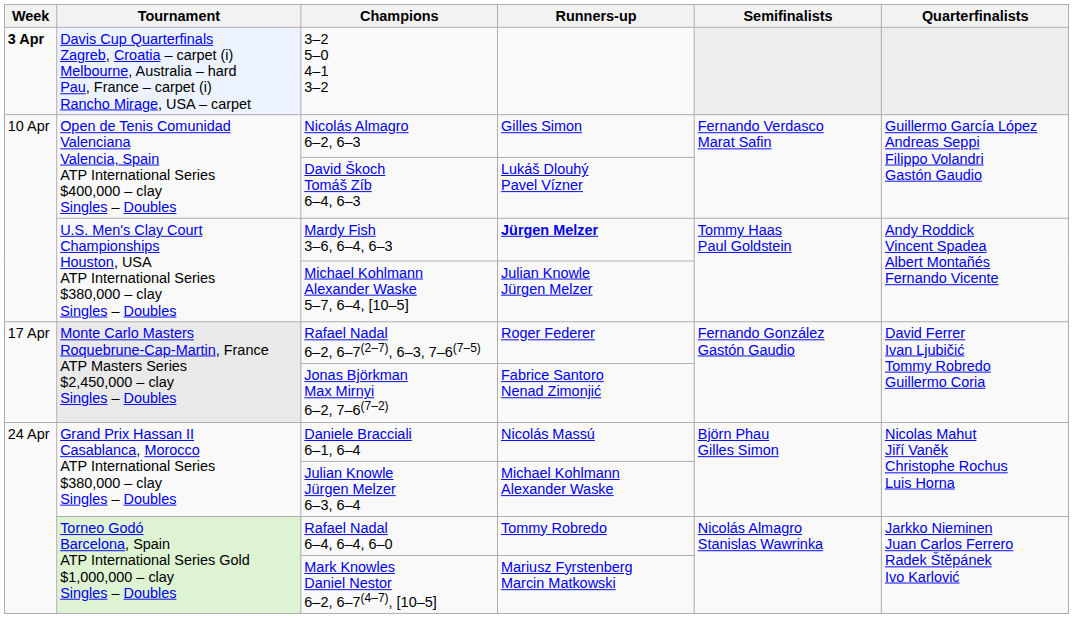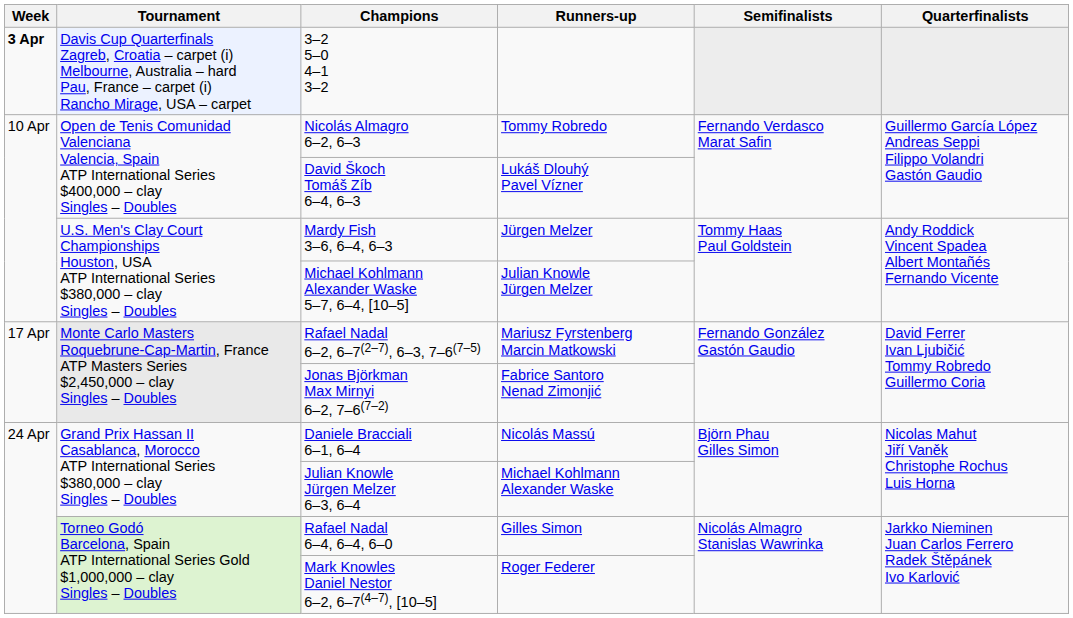(542, 126) Gilles Simon -> (554, 126) Tommy Robredo
(550, 230) bold -> (547, 230) normal
(548, 334) Roger Federer -> (567, 342) Mariusz Fyrstenberg Marcin Matkowski
(554, 528) Tommy Robredo -> (542, 528) Gilles Simon
(567, 575) Mariusz Fyrstenberg Marcin Matkowski -> (548, 567) Roger Federer
